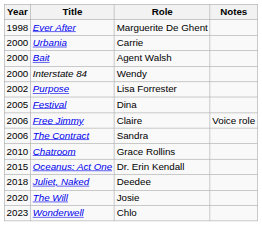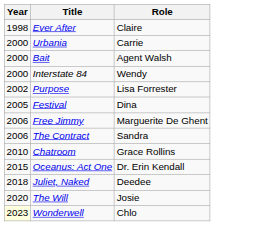- column: (234, 12)
(162, 27) Marguerite De Ghent -> (129, 27) Claire
(129, 120) Claire -> (162, 120) Marguerite De Ghent
(17, 213) no background -> (17, 213) lightyellow background
